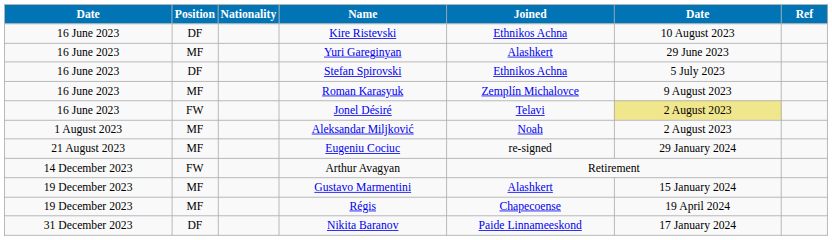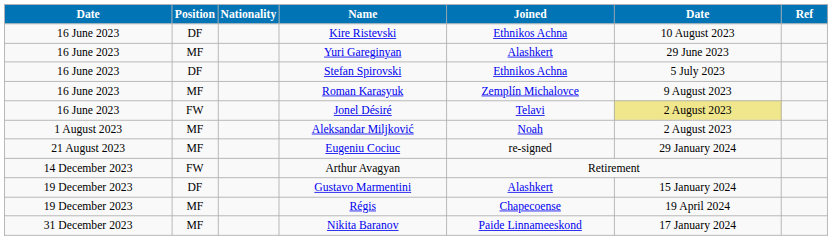(195, 187) MF -> (195, 187) DF
(195, 226) DF -> (195, 226) MF
